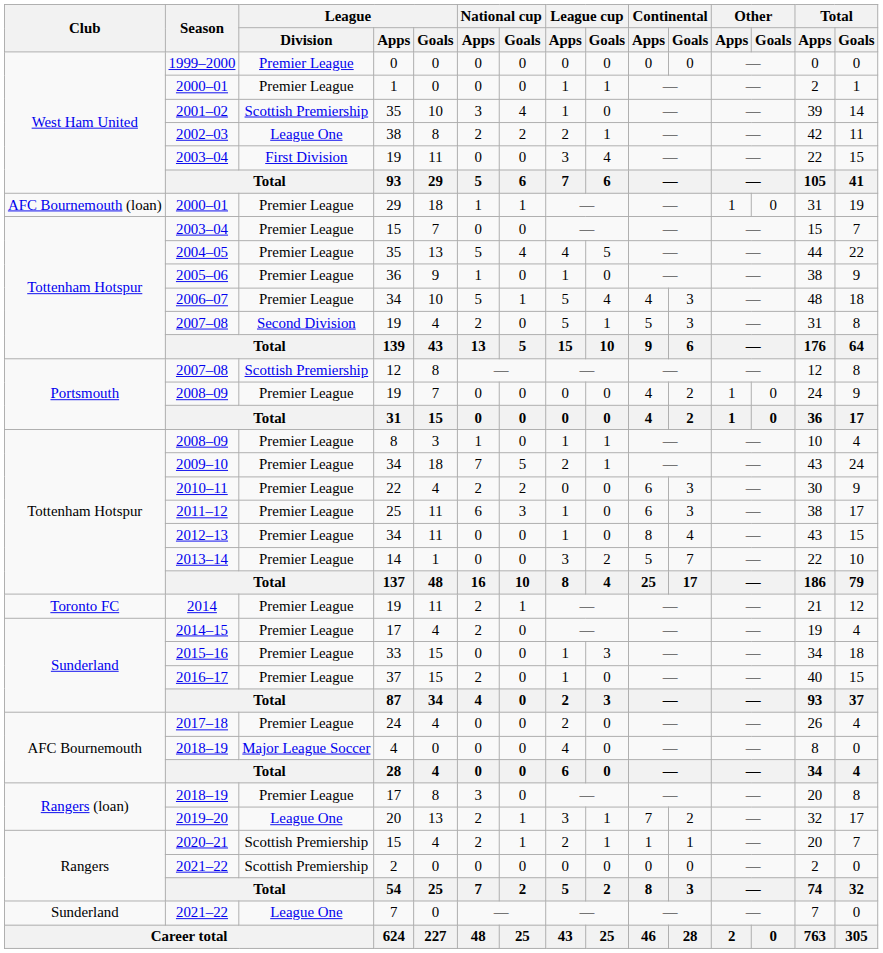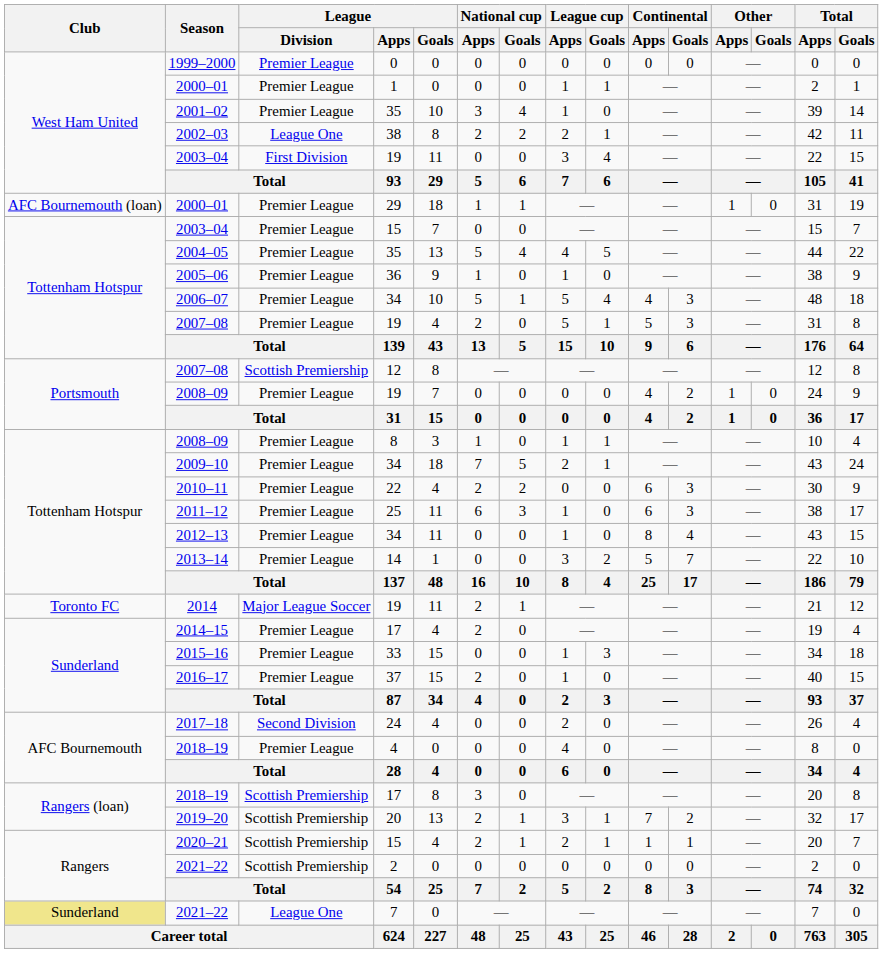(306, 110) Scottish Premiership -> (306, 110) Premier League
(306, 323) Second Division -> (306, 323) Premier League
(306, 606) Premier League -> (306, 606) Major League Soccer
(306, 724) Premier League -> (306, 724) Second Division
(306, 747) Major League Soccer -> (306, 747) Premier League
(306, 795) Premier League -> (306, 795) Scottish Premiership
(306, 818) League One -> (306, 818) Scottish Premiership
(85, 913) no background -> (85, 913) khaki background
